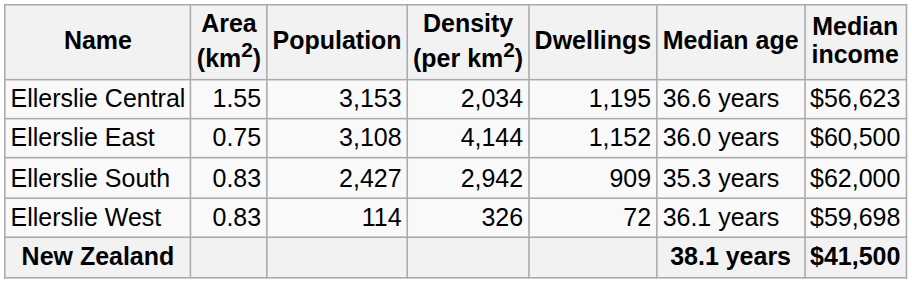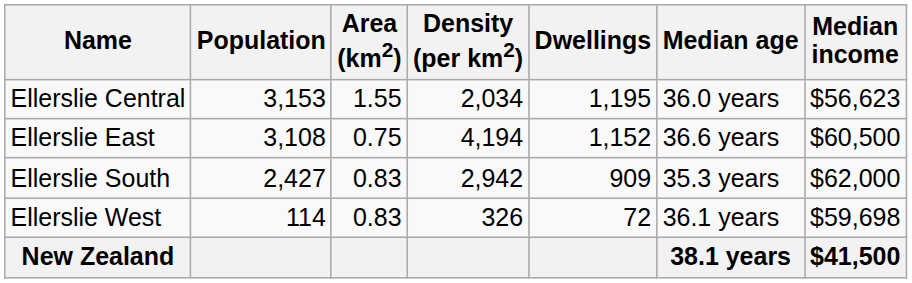columns swapped: (229, 41) <-> (337, 41)
(721, 98) 36.6 years -> (721, 98) 36.0 years
(492, 138) 4,144 -> (492, 138) 4,194
(721, 138) 36.0 years -> (721, 138) 36.6 years
